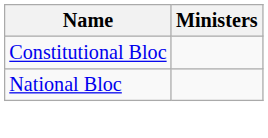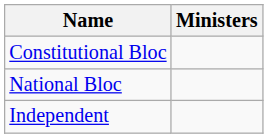+ row: (59, 116)
